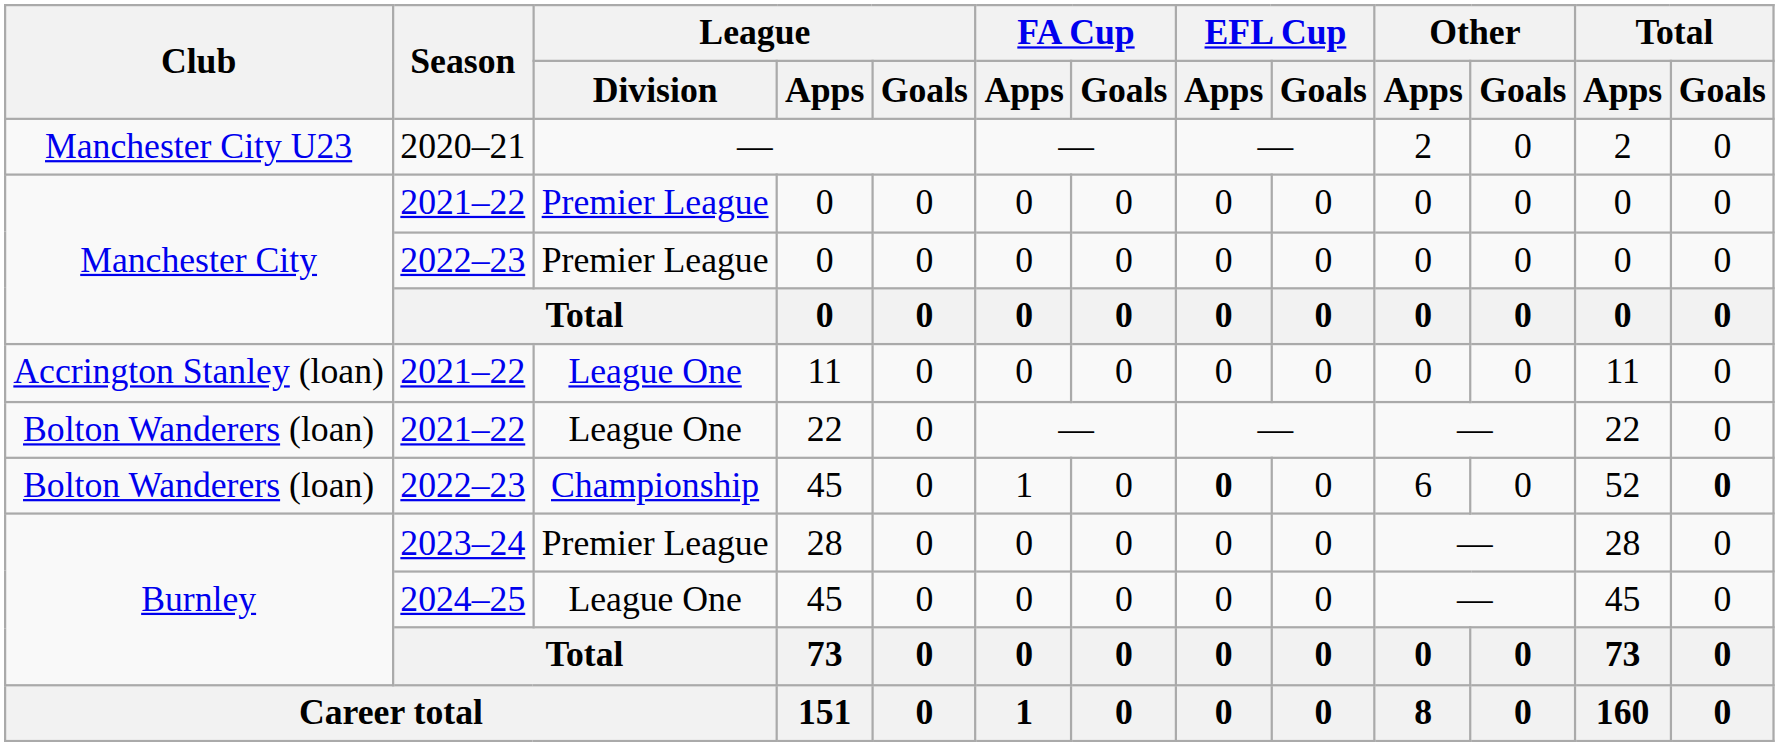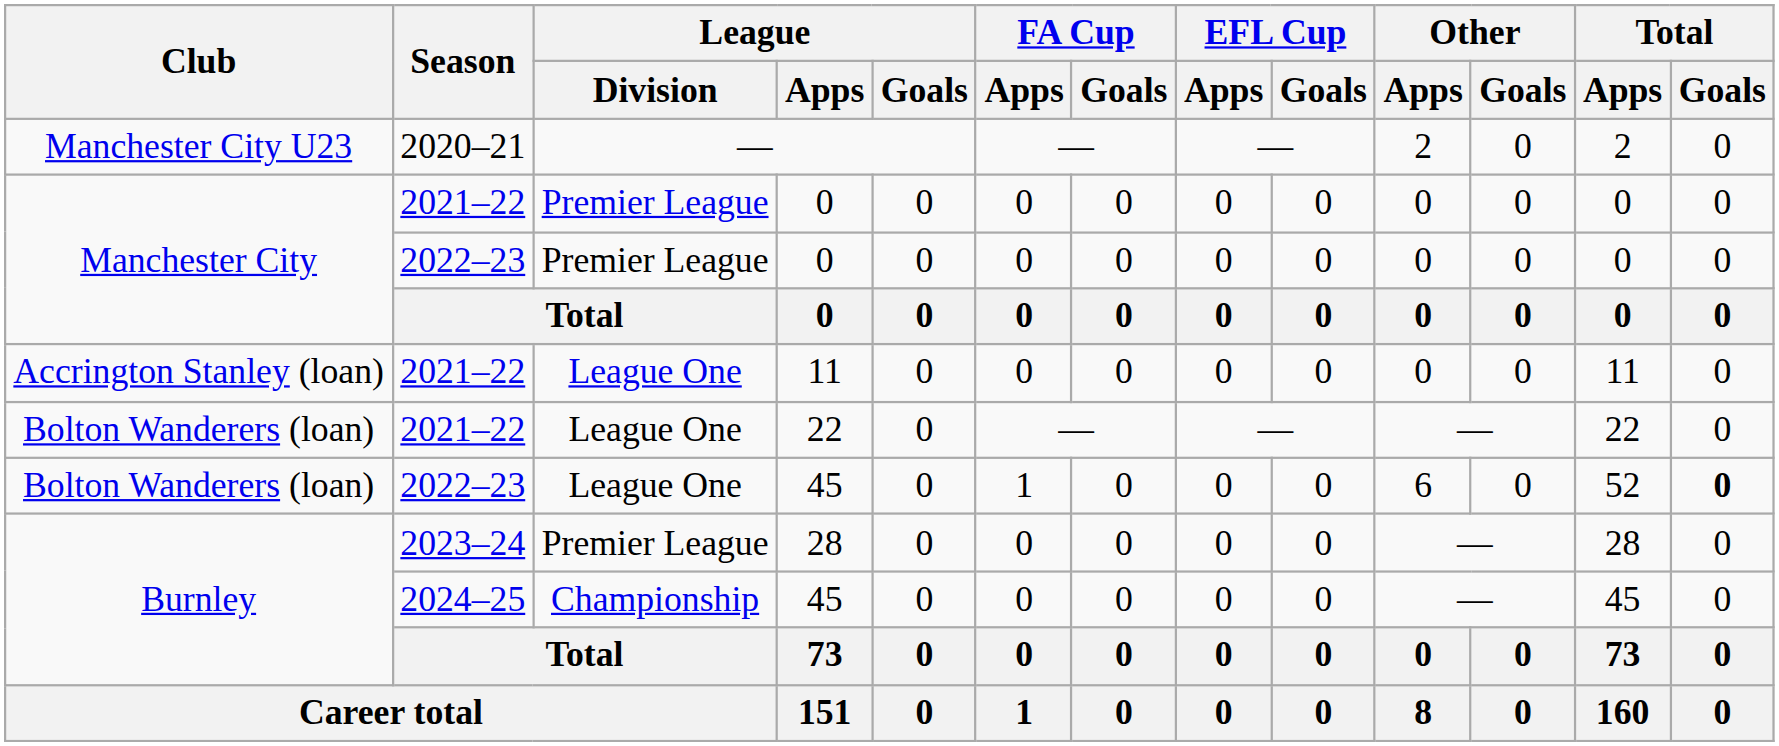(655, 485) Championship -> (655, 485) League One
(1224, 485) bold -> (1224, 485) normal
(655, 598) League One -> (655, 598) Championship
